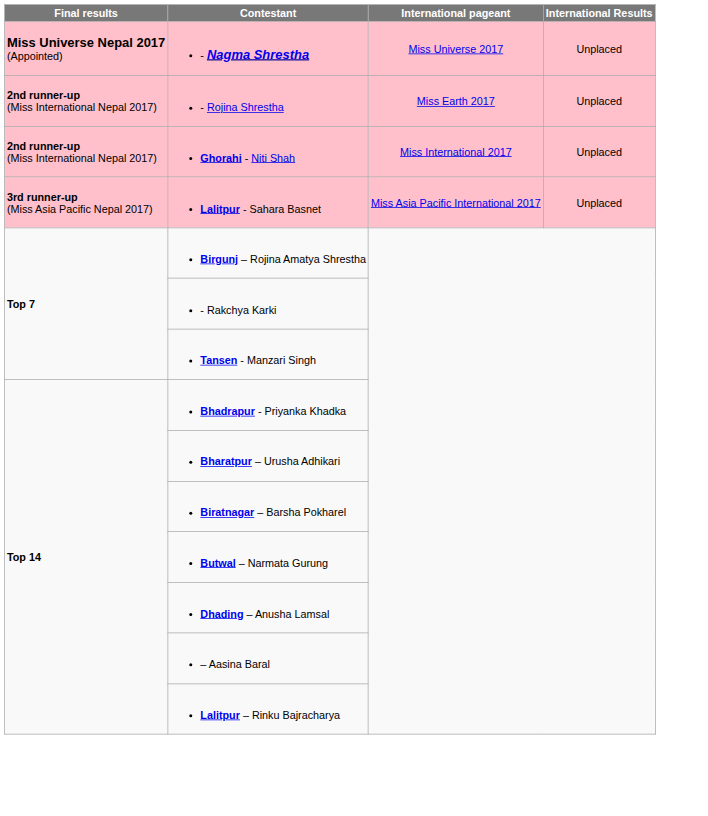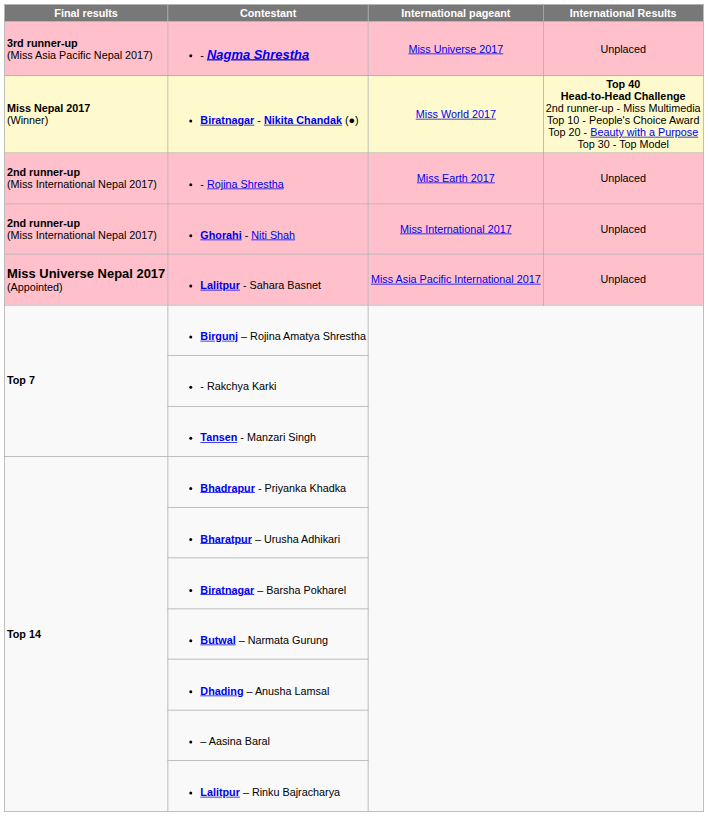(86, 49) Miss Universe Nepal 2017 (Appointed) -> (80, 49) 3rd runner-up (Miss Asia Pacific Nepal 2017)
+ row: (268, 121)
(80, 203) 3rd runner-up (Miss Asia Pacific Nepal 2017) -> (86, 280) Miss Universe Nepal 2017 (Appointed)
